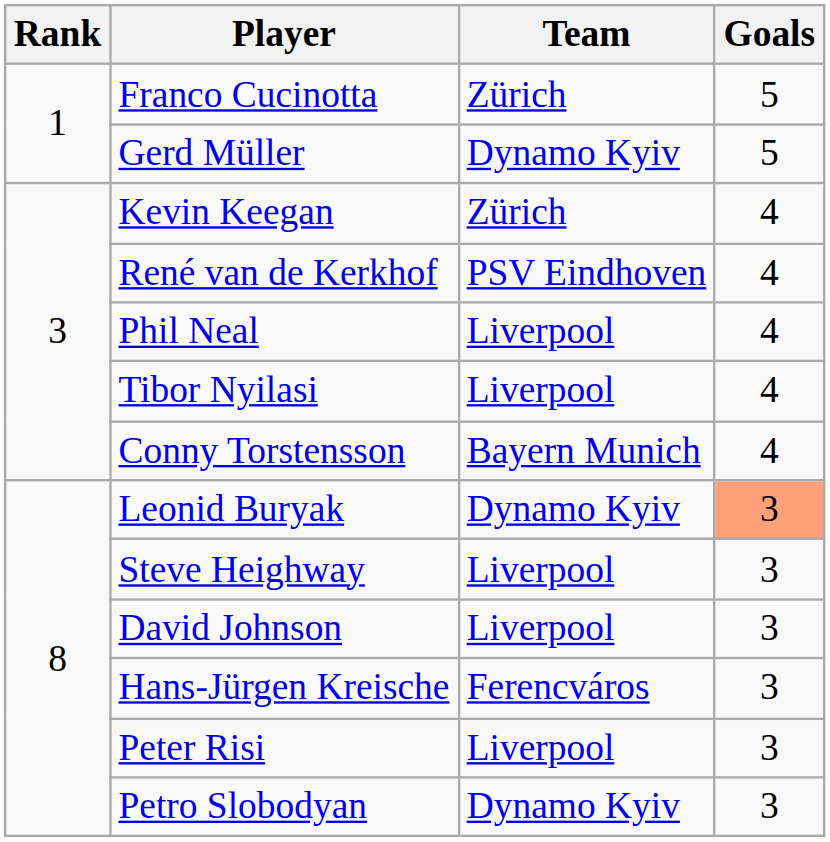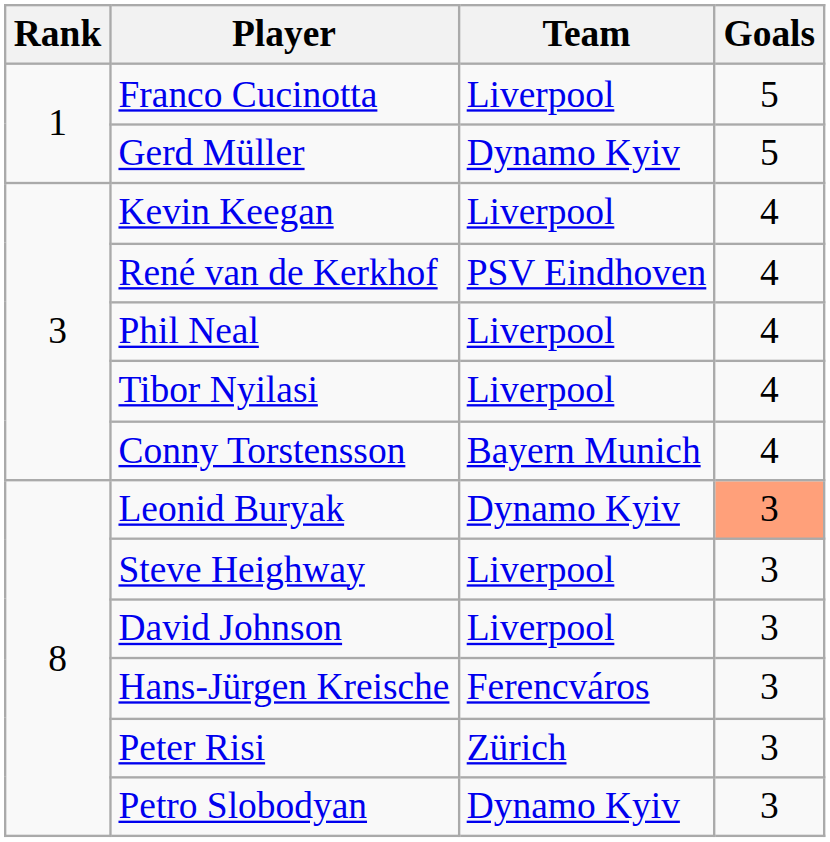(517, 93) Zürich -> (541, 93) Liverpool
(517, 212) Zürich -> (541, 212) Liverpool
(541, 746) Liverpool -> (517, 746) Zürich
